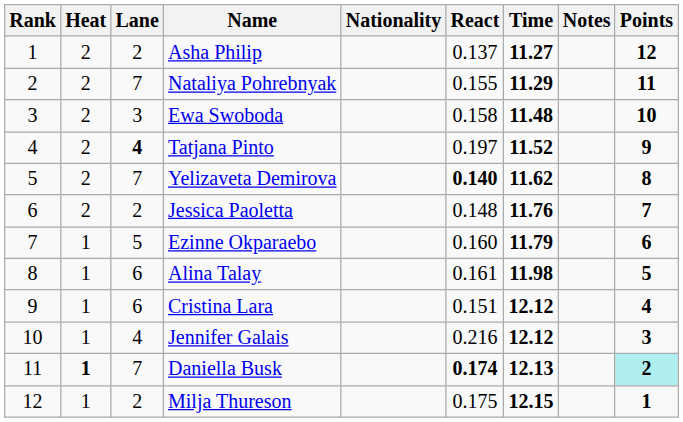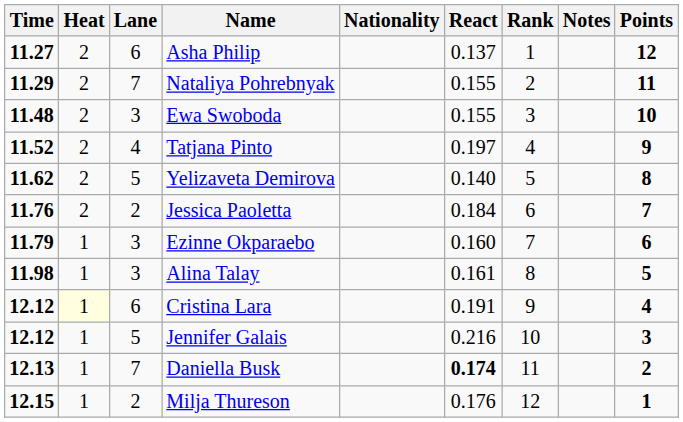columns swapped: (33, 20) <-> (531, 20)
(137, 52) 2 -> (135, 52) 6
(475, 115) 0.158 -> (473, 115) 0.155
(137, 147) bold -> (135, 147) normal
(137, 178) 7 -> (135, 178) 5
(475, 178) bold -> (473, 178) normal
(475, 210) 0.148 -> (473, 210) 0.184
(137, 242) 5 -> (135, 242) 3
(137, 274) 6 -> (135, 274) 3
(86, 305) no background -> (84, 305) lightyellow background
(475, 305) 0.151 -> (473, 305) 0.191
(137, 337) 4 -> (135, 337) 5
(86, 369) bold -> (84, 369) normal
(646, 369) paleturquoise background -> (646, 369) no background
(475, 400) 0.175 -> (473, 400) 0.176
